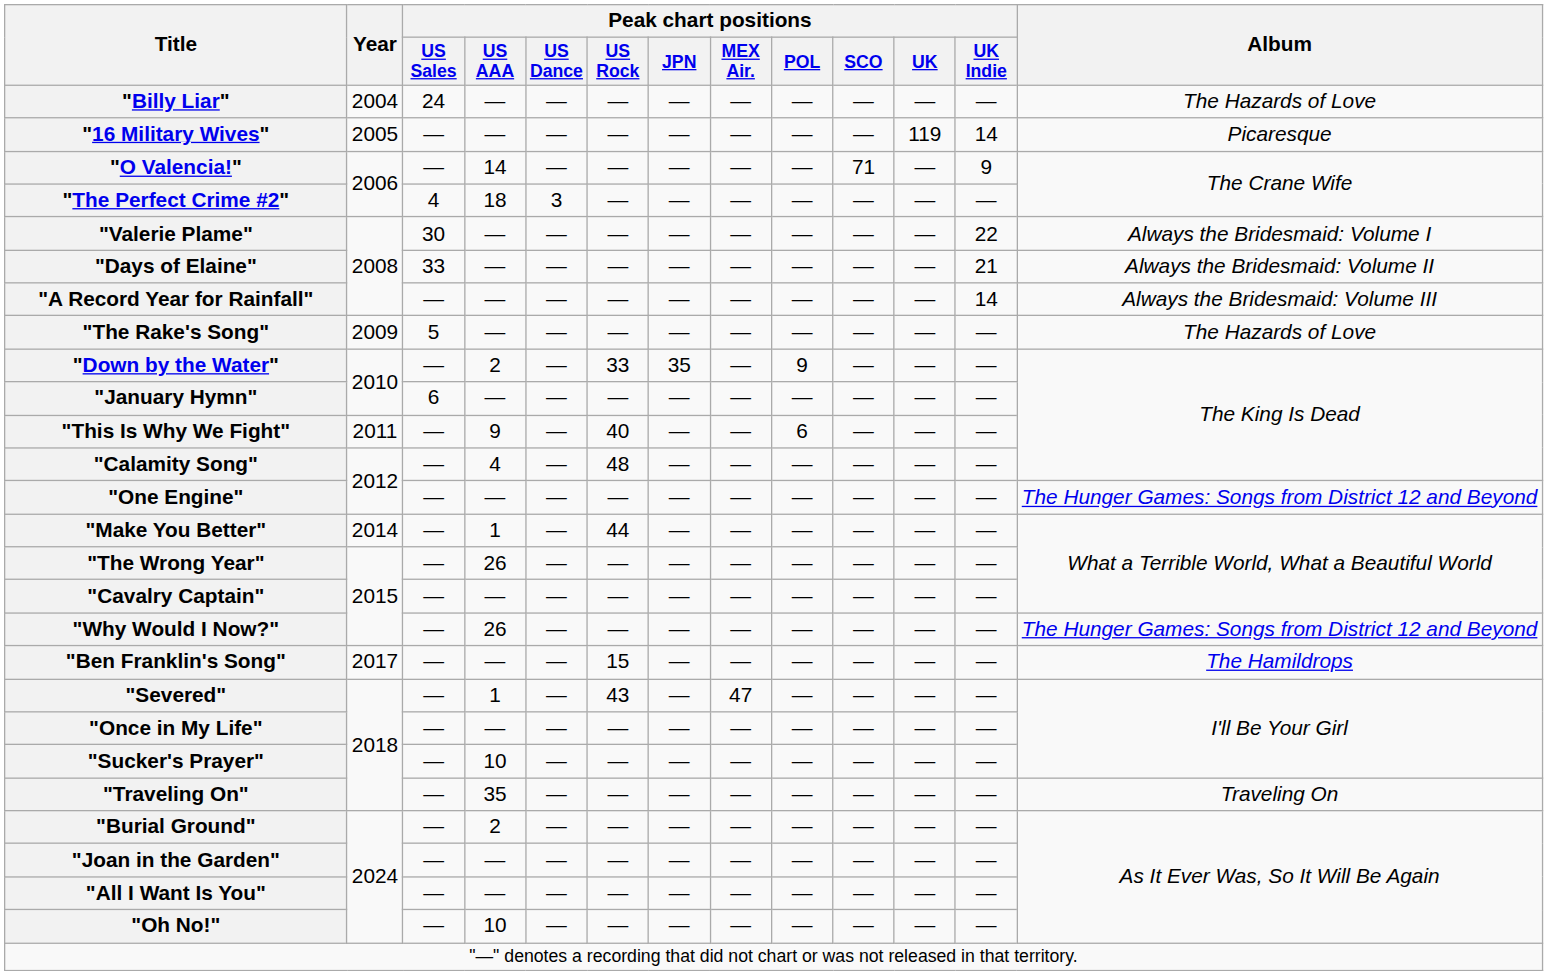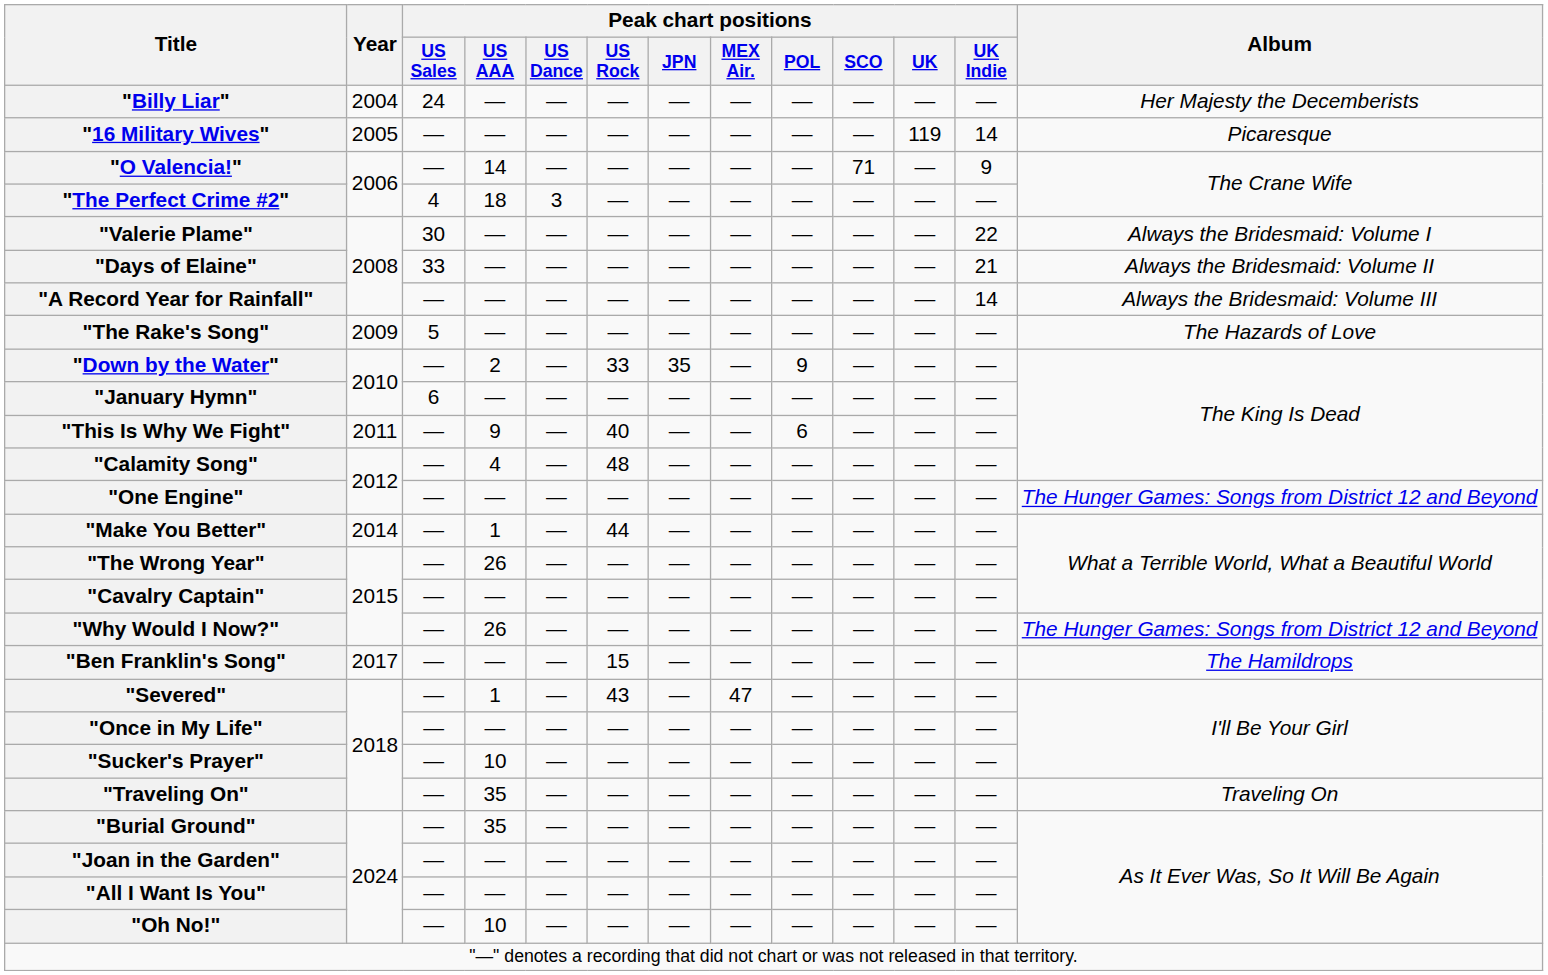(1280, 101) The Hazards of Love -> (1280, 101) Her Majesty the Decemberists
(495, 827) 2 -> (495, 827) 35
